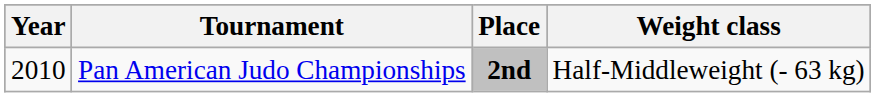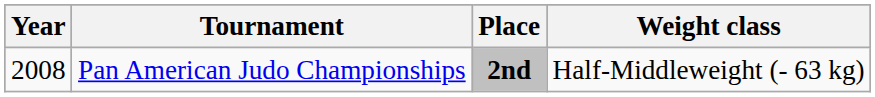(38, 69) 2010 -> (38, 69) 2008
